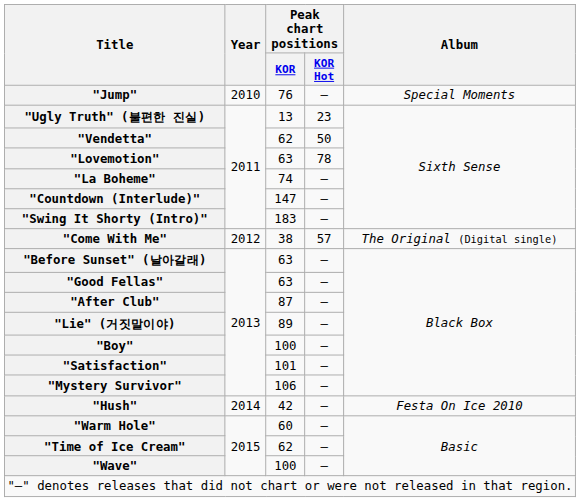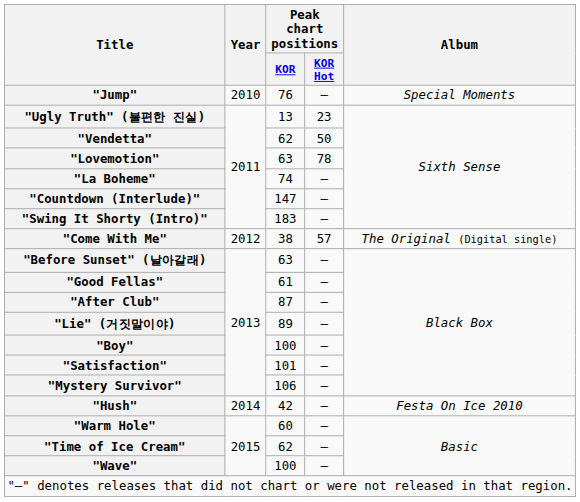(285, 282) 63 -> (285, 282) 61
